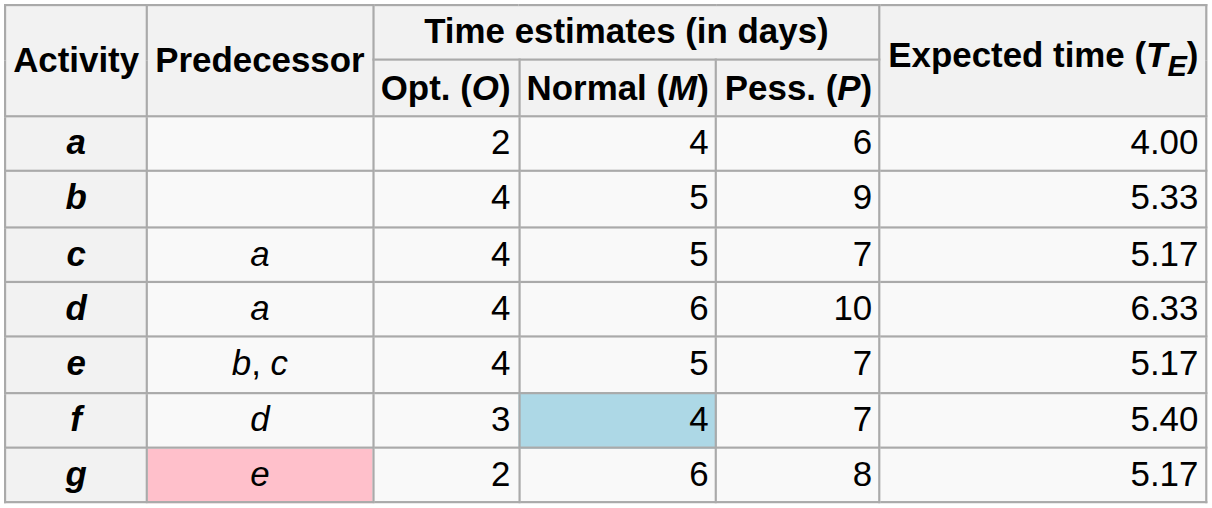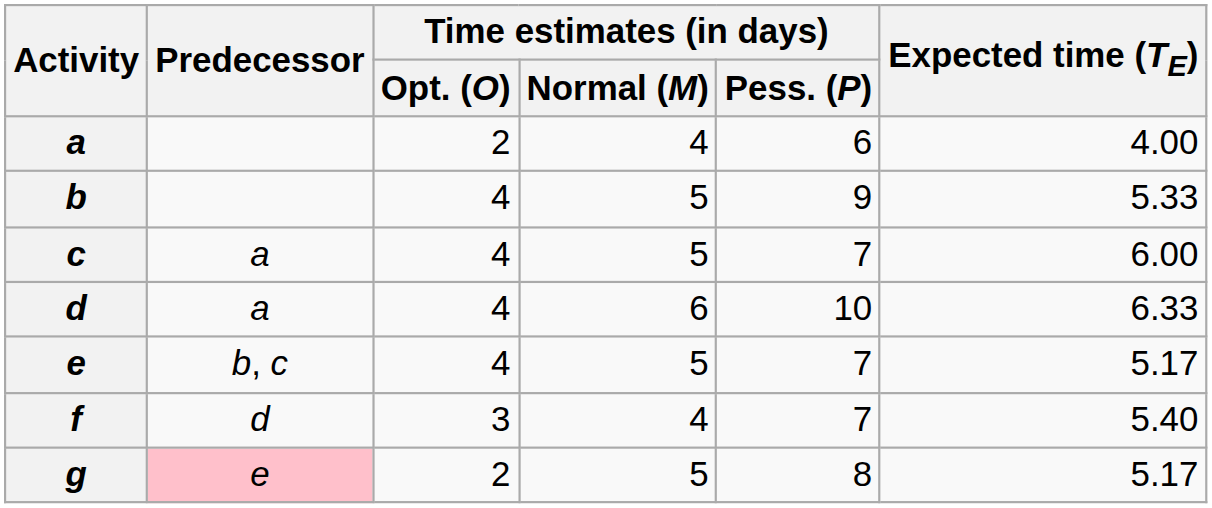(1164, 253) 5.17 -> (1164, 253) 6.00
(699, 419) lightblue background -> (699, 419) no background
(699, 474) 6 -> (699, 474) 5
